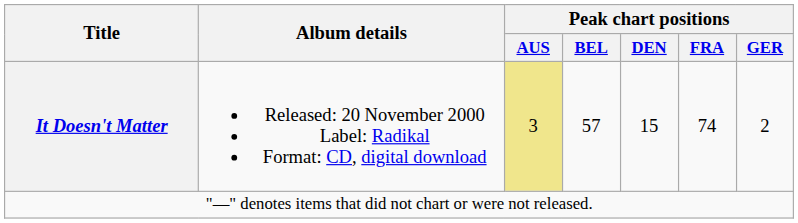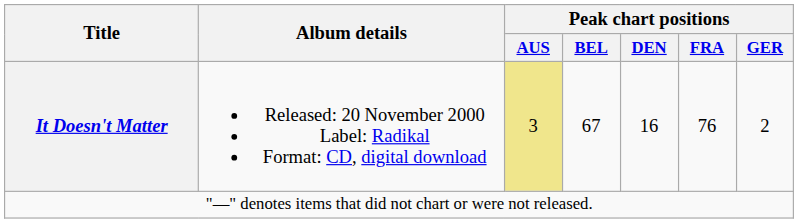(591, 126) 57 -> (591, 126) 67
(649, 126) 15 -> (649, 126) 16
(707, 126) 74 -> (707, 126) 76
